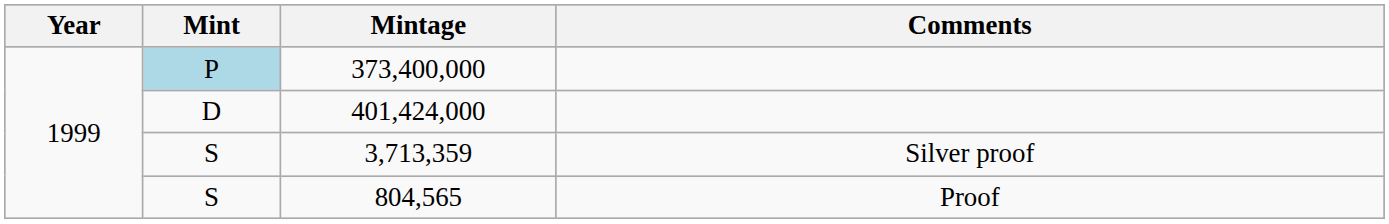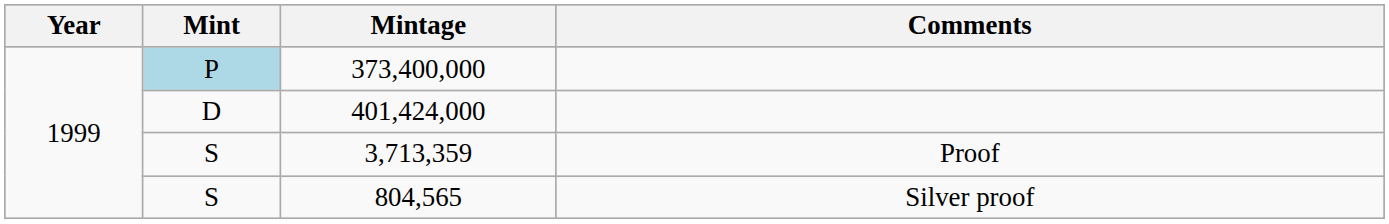(970, 153) Silver proof -> (970, 153) Proof
(970, 196) Proof -> (970, 196) Silver proof
